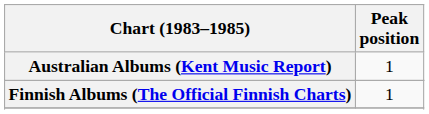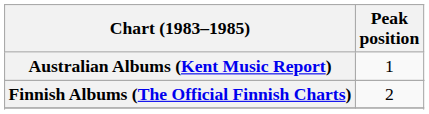(389, 94) 1 -> (389, 94) 2
